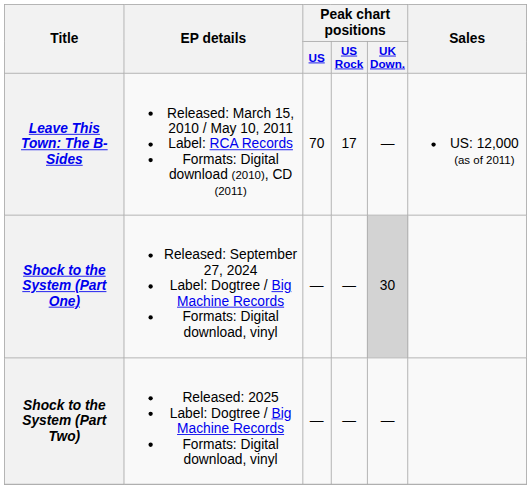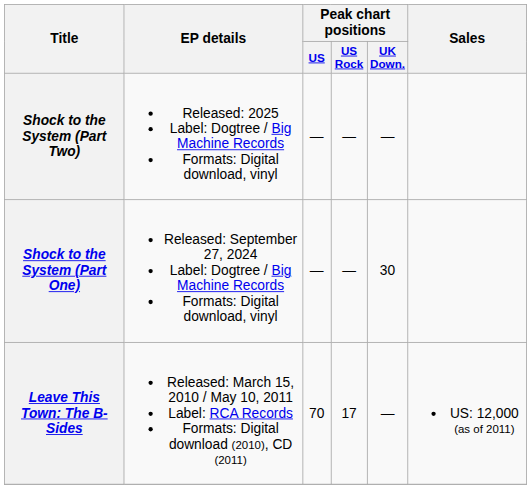rows swapped: (64, 144) <-> (64, 420)
(388, 286) lightgrey background -> (388, 270) no background
